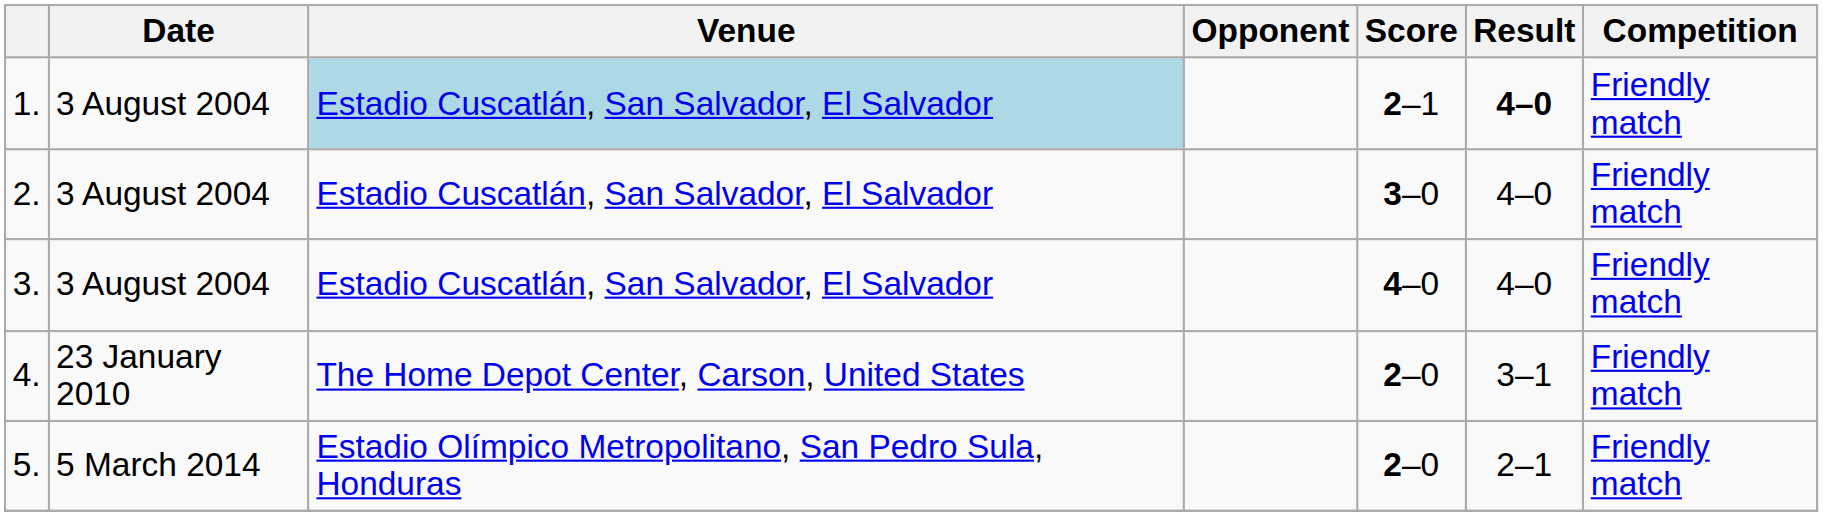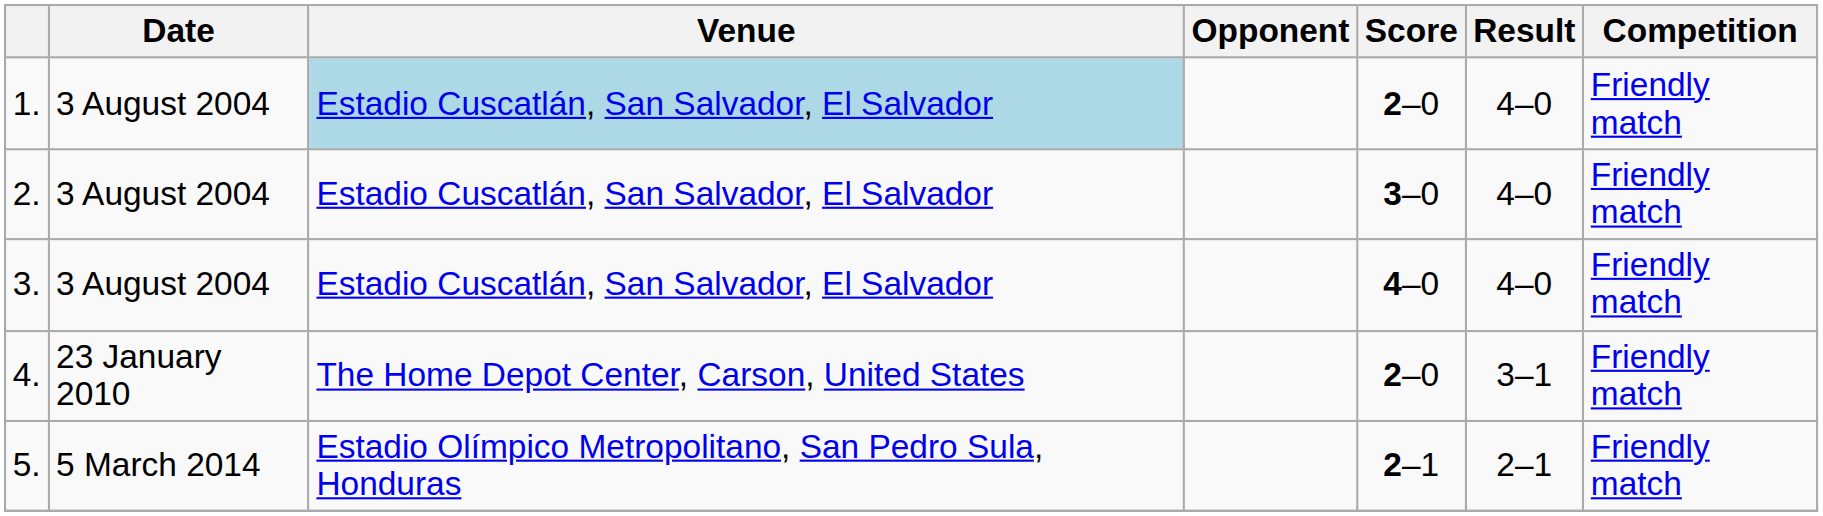(1411, 102) 2–1 -> (1411, 102) 2–0
(1524, 102) bold -> (1524, 102) normal
(1411, 465) 2–0 -> (1411, 465) 2–1
